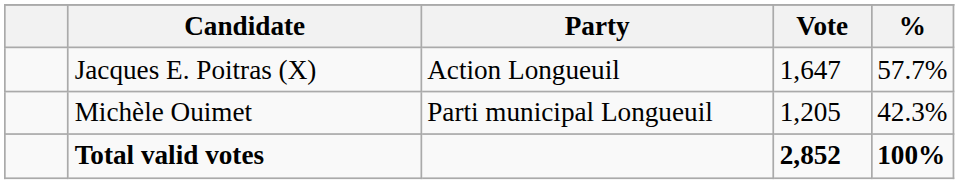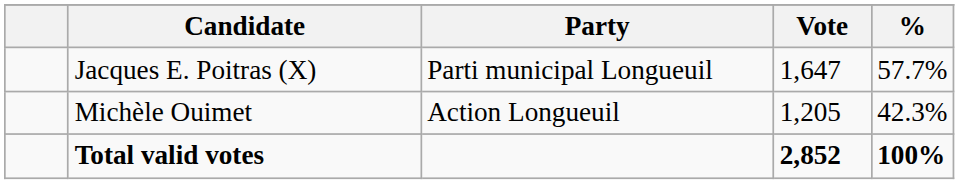(524, 69) Action Longueuil -> (570, 69) Parti municipal Longueuil
(570, 112) Parti municipal Longueuil -> (524, 112) Action Longueuil
